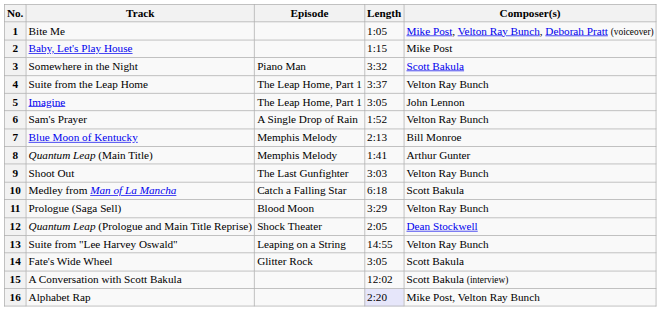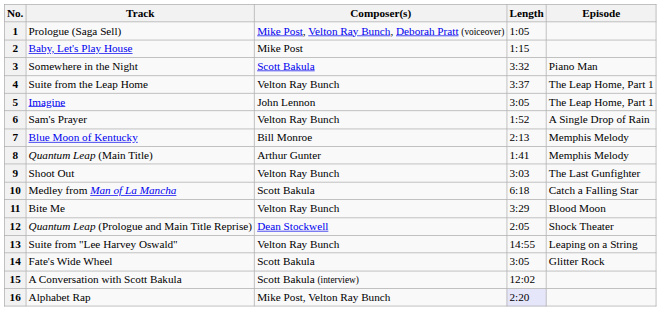columns swapped: (530, 13) <-> (310, 13)
(47, 31) Bite Me -> (75, 31) Prologue (Saga Sell)
(75, 208) Prologue (Saga Sell) -> (47, 208) Bite Me
